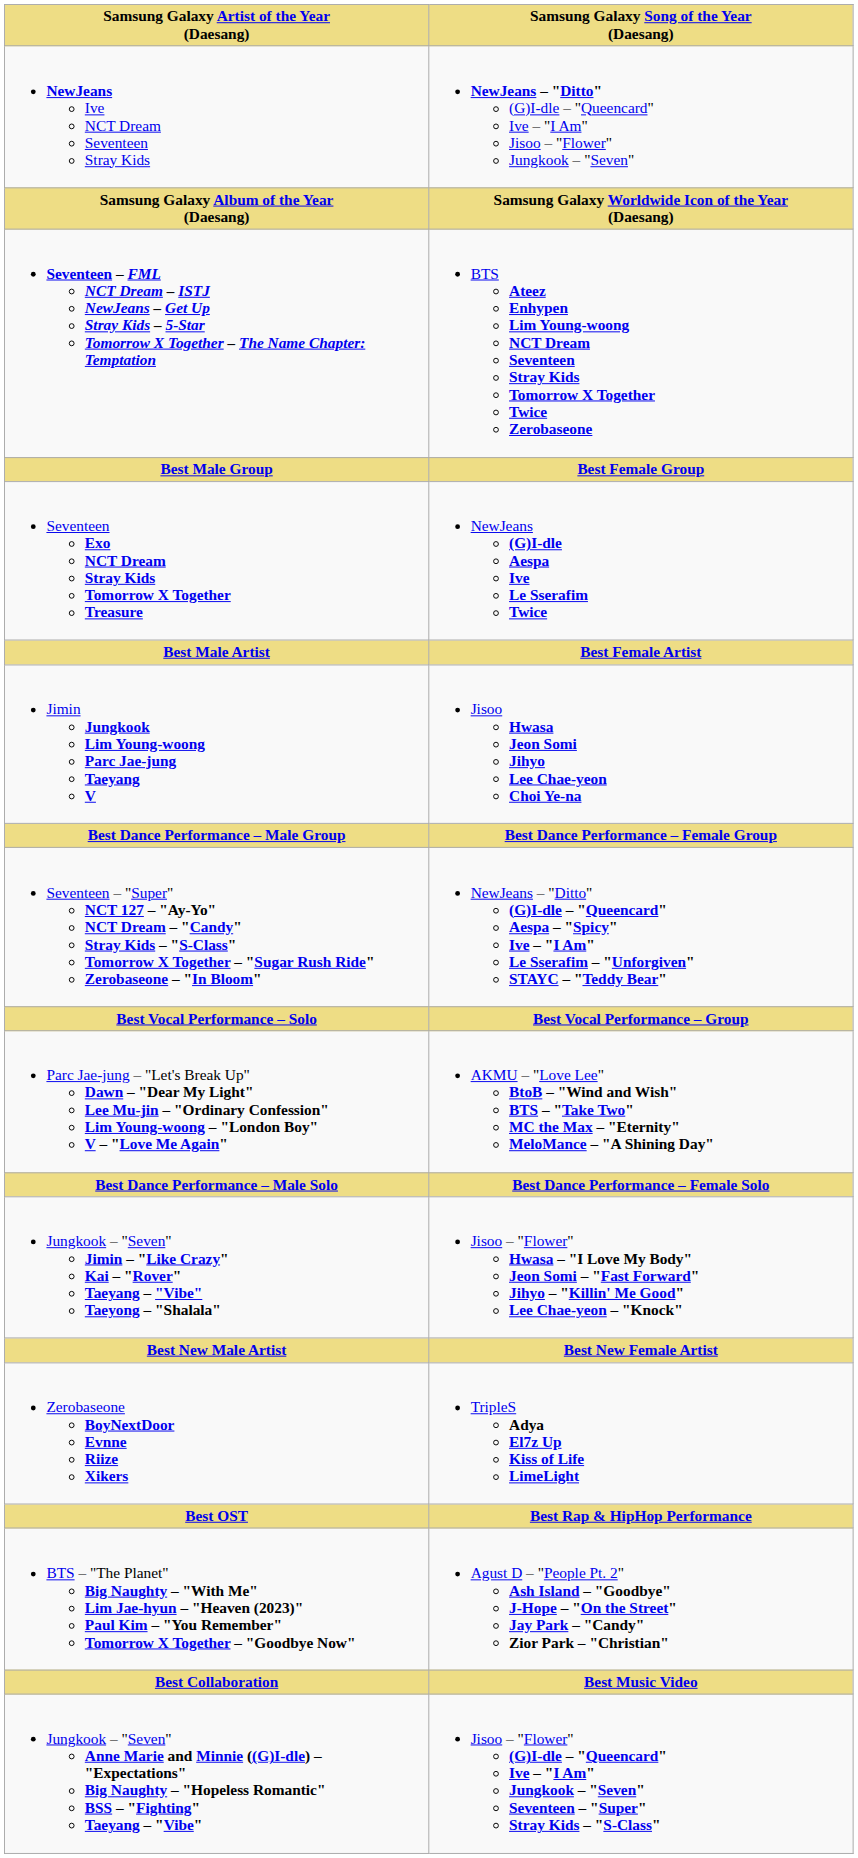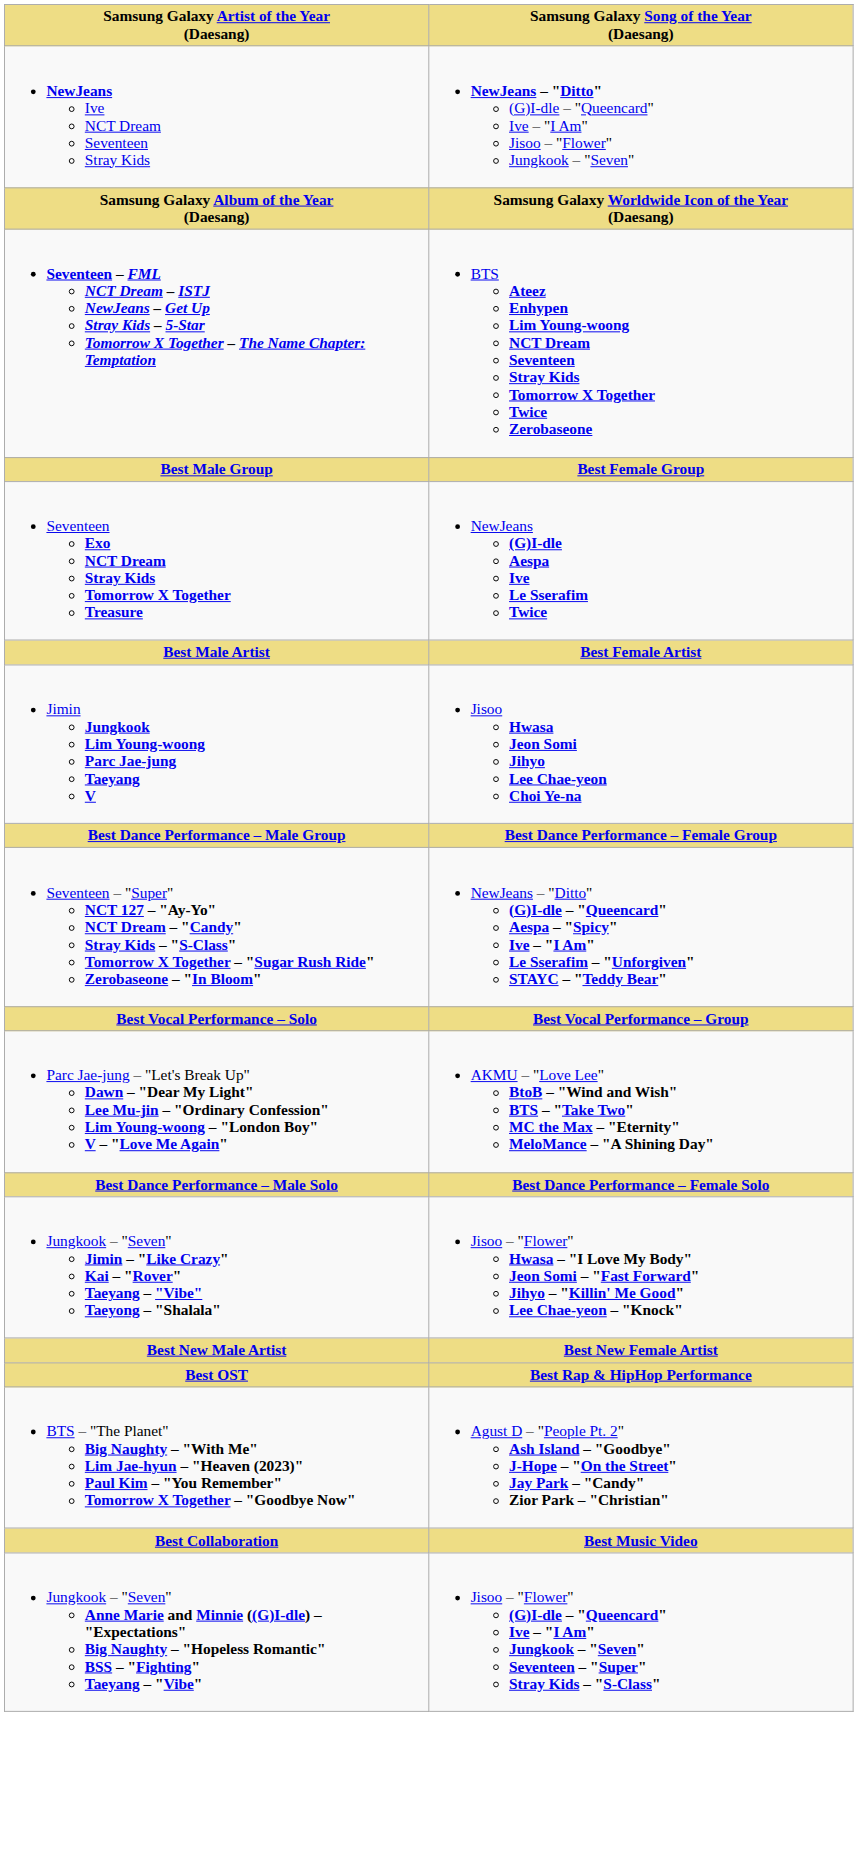- row: (217, 1442)
